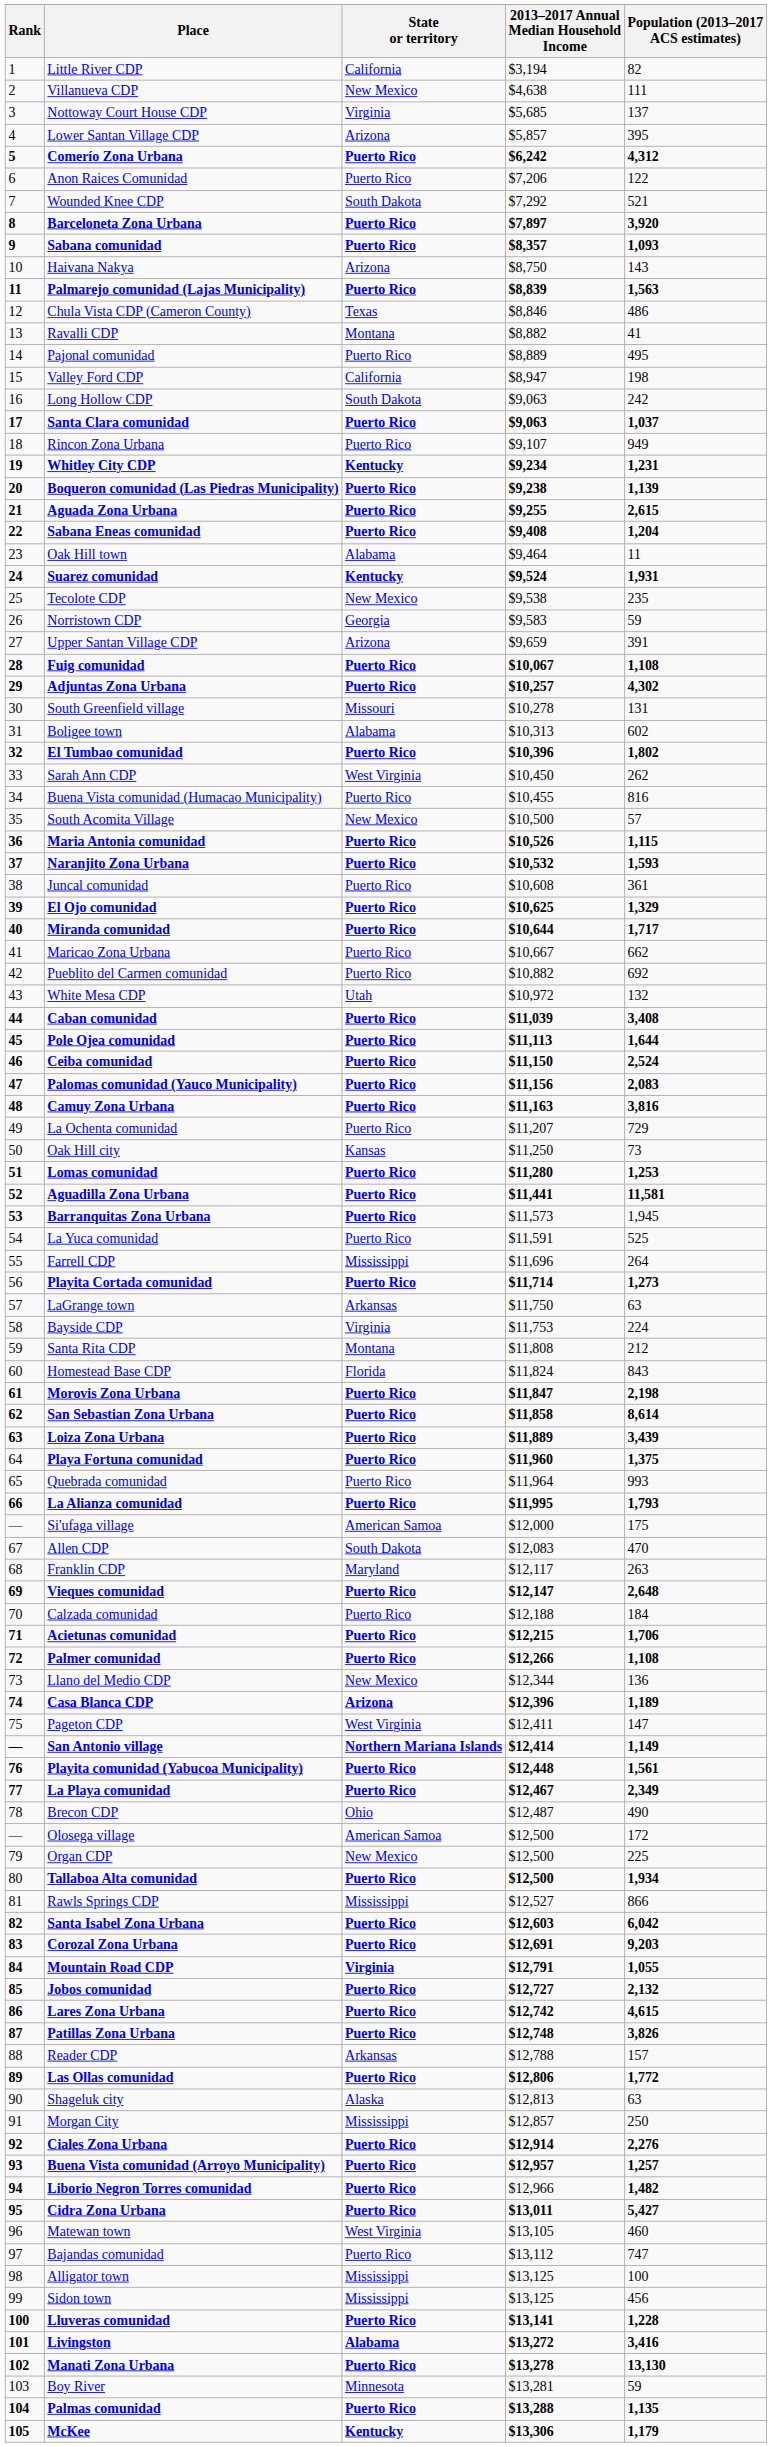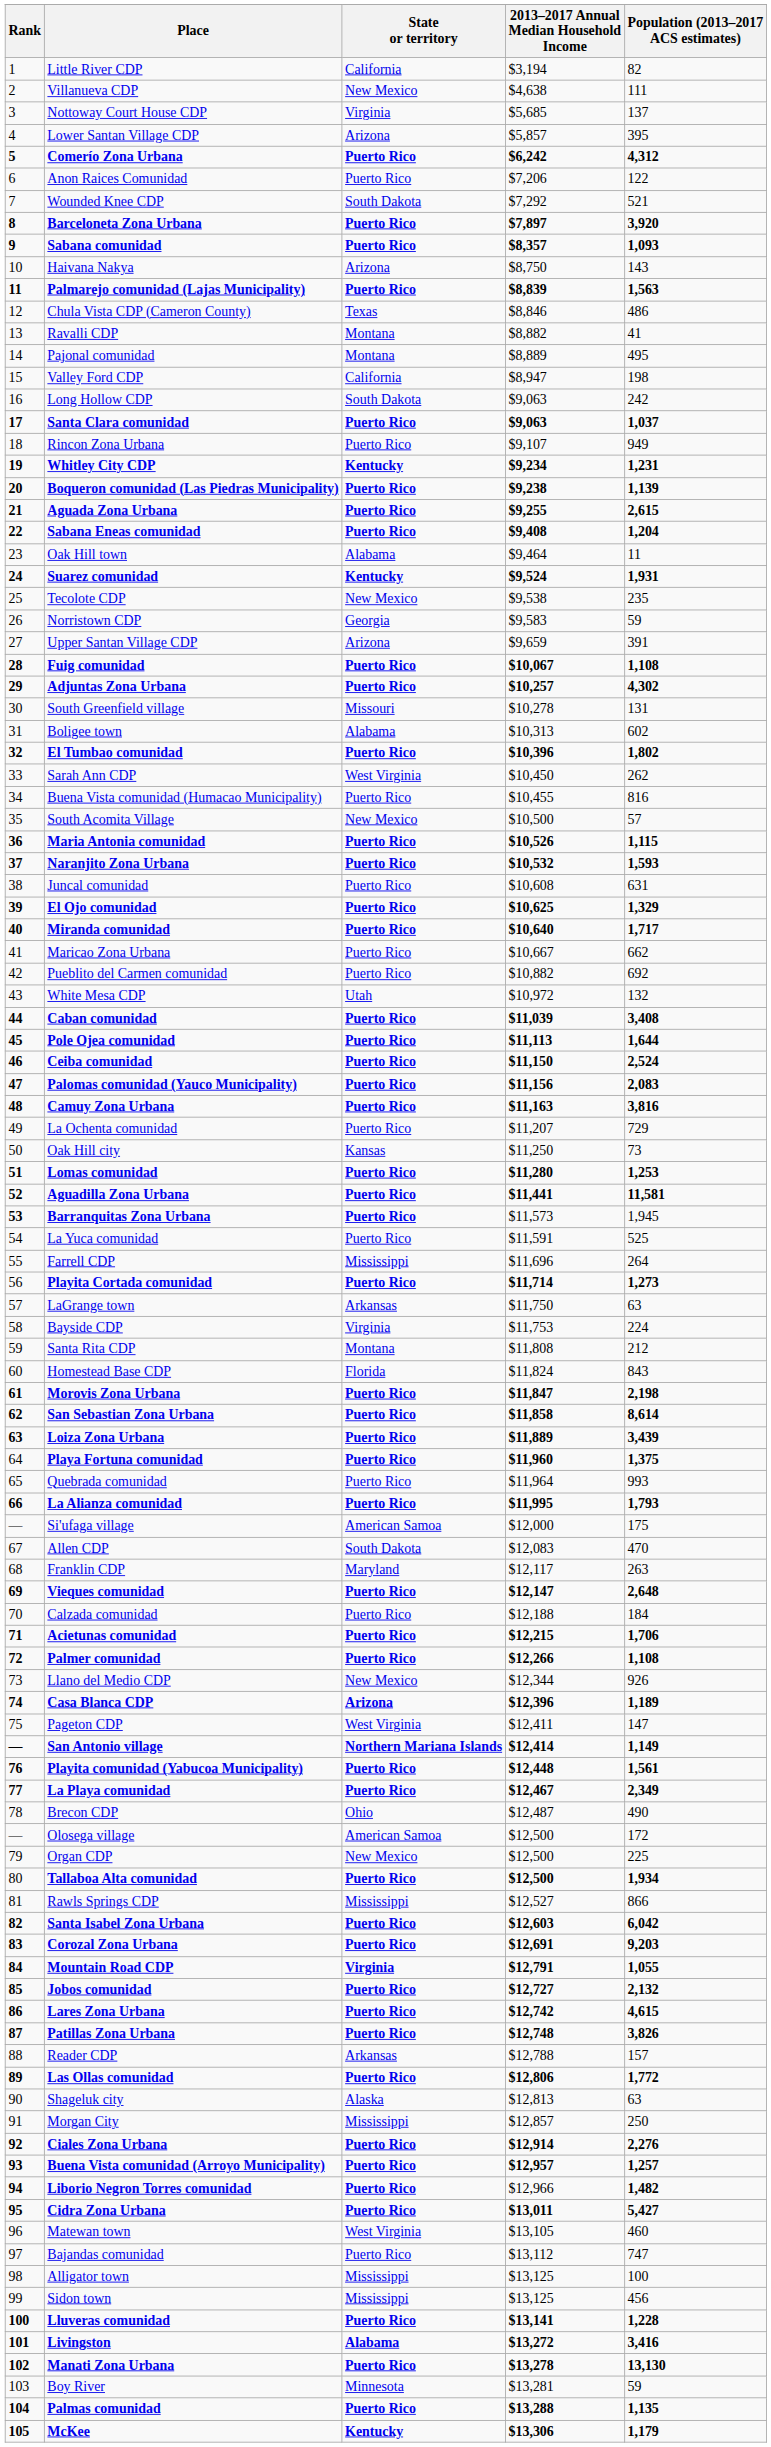(378, 355) Puerto Rico -> (370, 355) Montana
(638, 885) 361 -> (638, 885) 631
(531, 929) $10,644 -> (531, 929) $10,640
(638, 1680) 136 -> (638, 1680) 926
